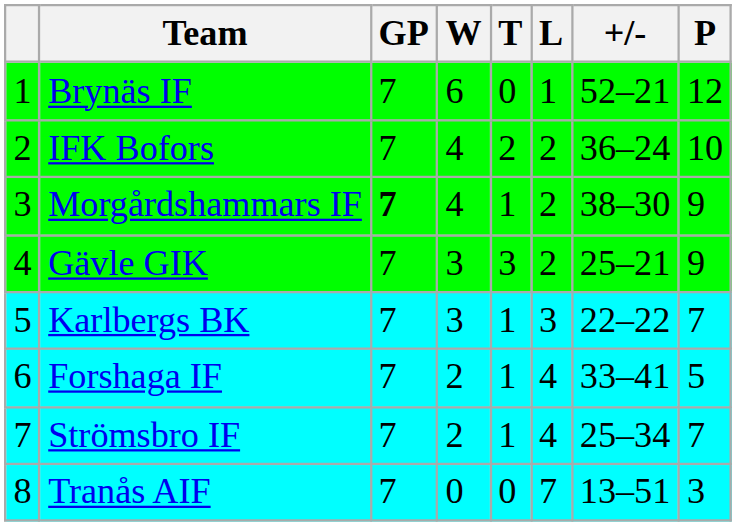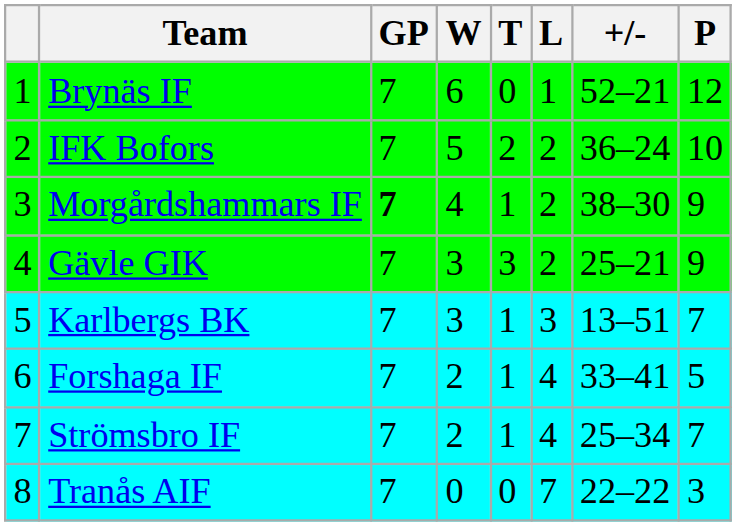(454, 147) 4 -> (454, 147) 5
(625, 319) 22–22 -> (625, 319) 13–51
(625, 491) 13–51 -> (625, 491) 22–22
